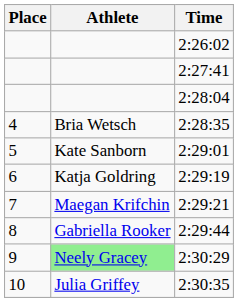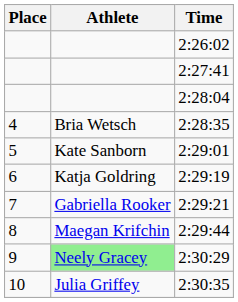(112, 204) Maegan Krifchin -> (112, 204) Gabriella Rooker
(112, 230) Gabriella Rooker -> (112, 230) Maegan Krifchin
